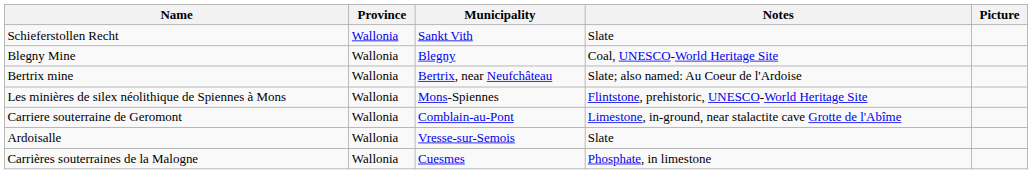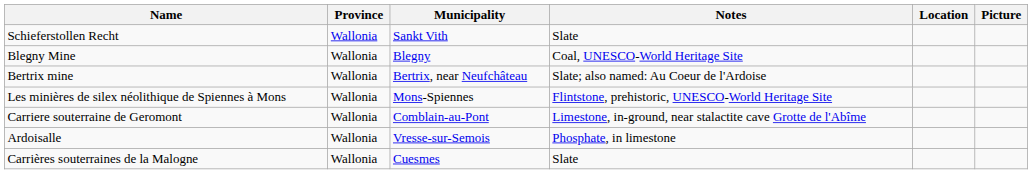+ column: (944, 14)
(601, 138) Slate -> (614, 138) Phosphate, in limestone
(649, 158) Phosphate, in limestone -> (565, 158) Slate
